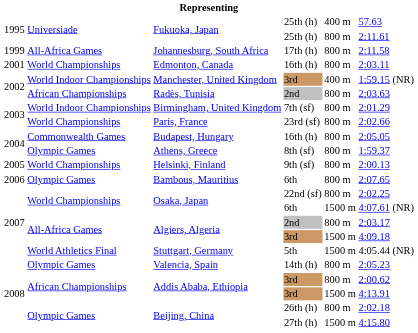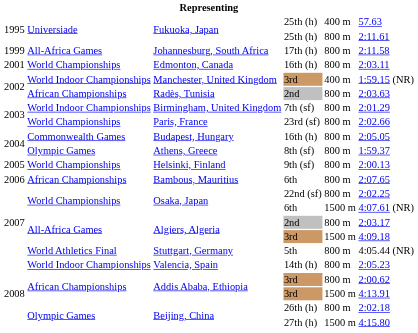(61, 179) Olympic Games -> (77, 179) African Championships
(340, 251) 1500 m -> (337, 251) 800 m
(61, 265) Olympic Games -> (89, 265) World Indoor Championships
